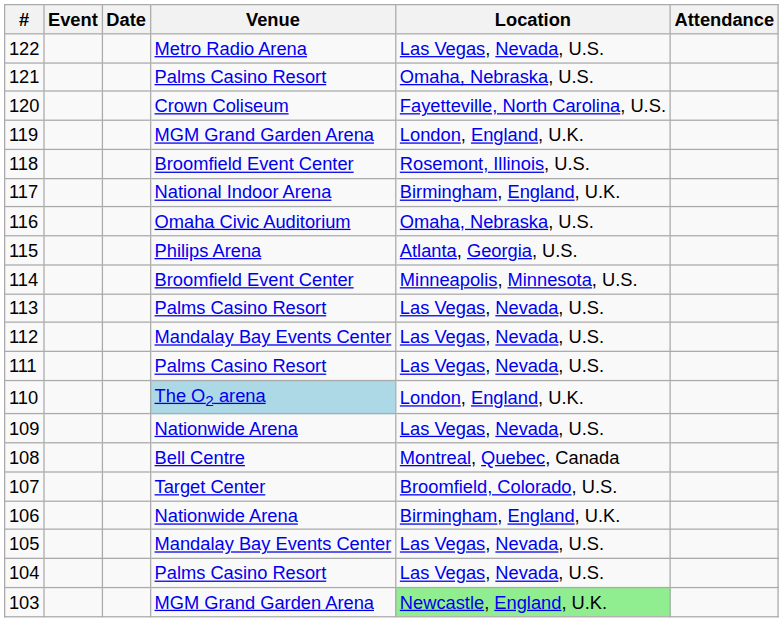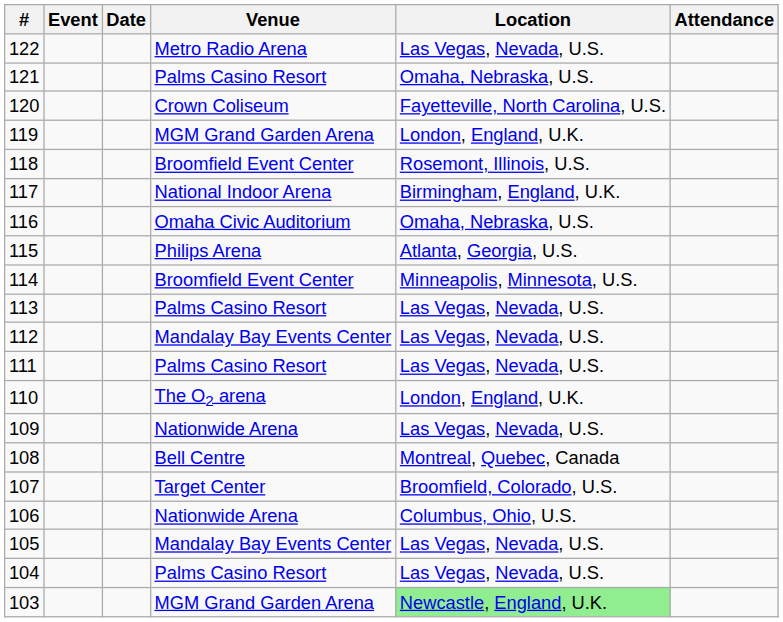(210, 398) lightblue background -> (210, 398) no background
(510, 516) Birmingham, England, U.K. -> (488, 516) Columbus, Ohio, U.S.
